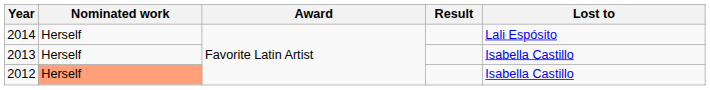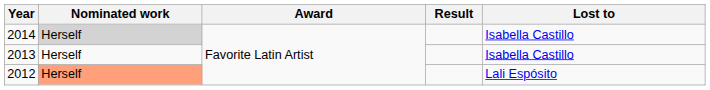(61, 34) no background -> (61, 34) lightgrey background
(521, 34) Lali Espósito -> (530, 34) Isabella Castillo
(530, 74) Isabella Castillo -> (521, 74) Lali Espósito
